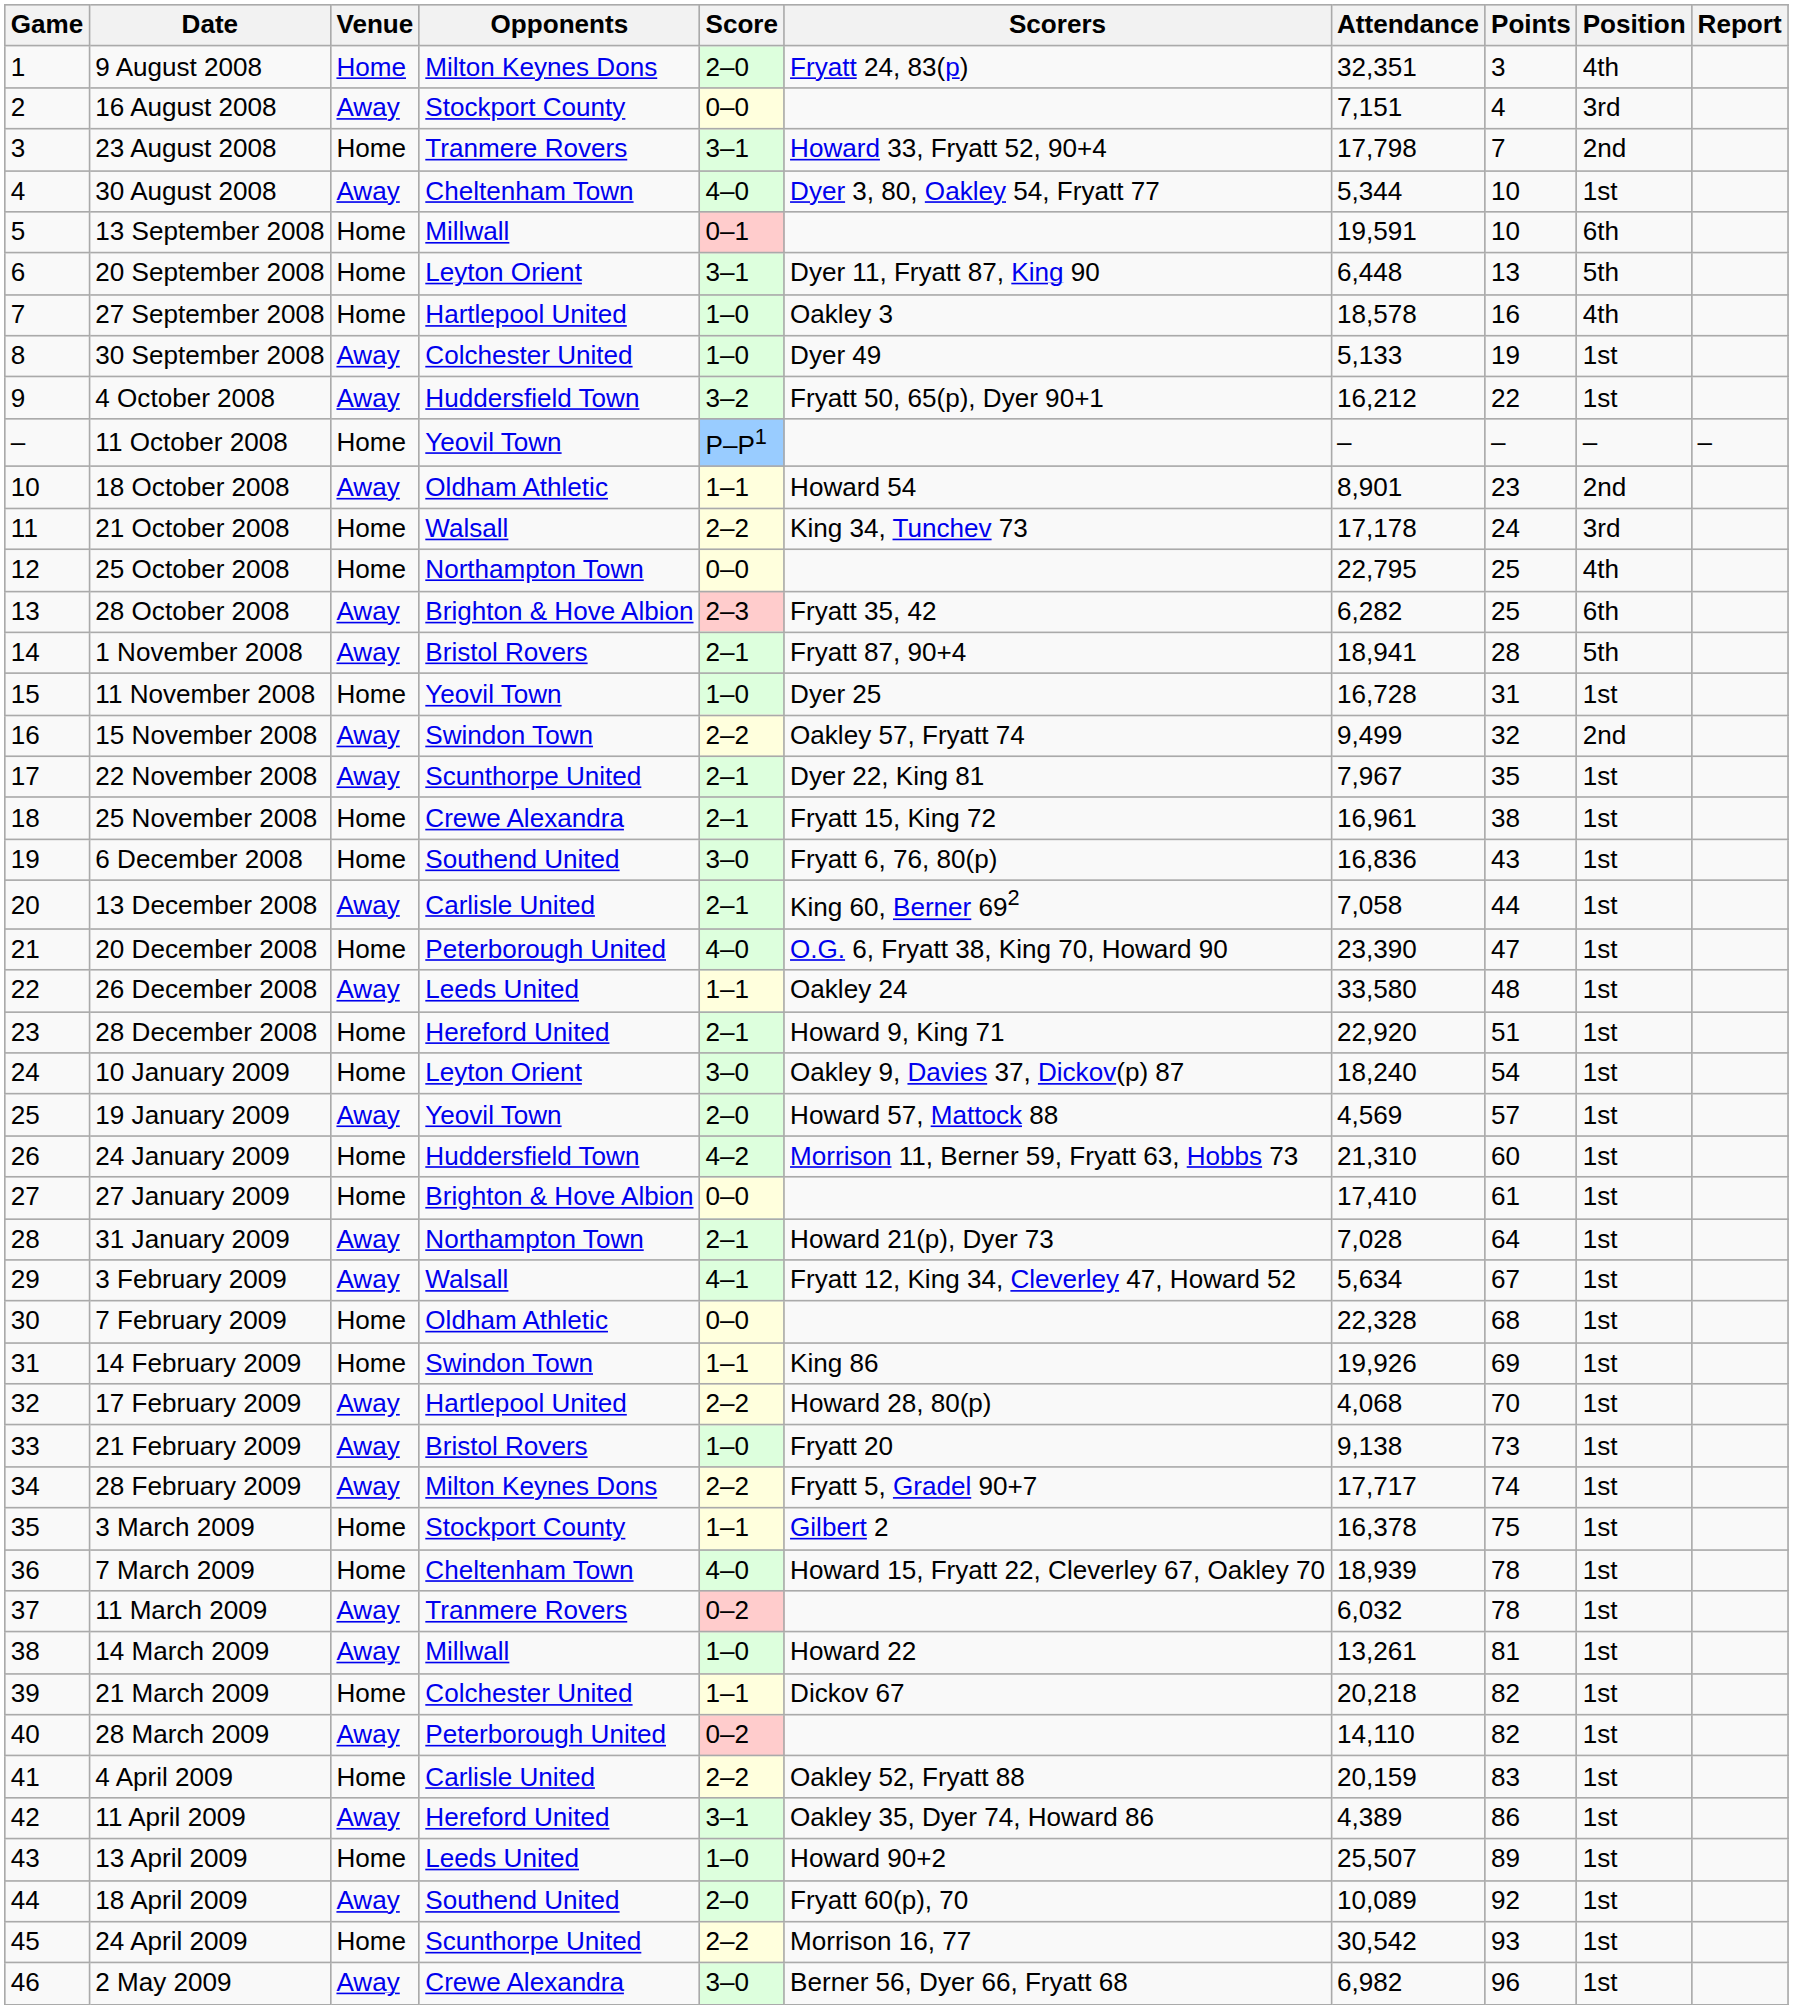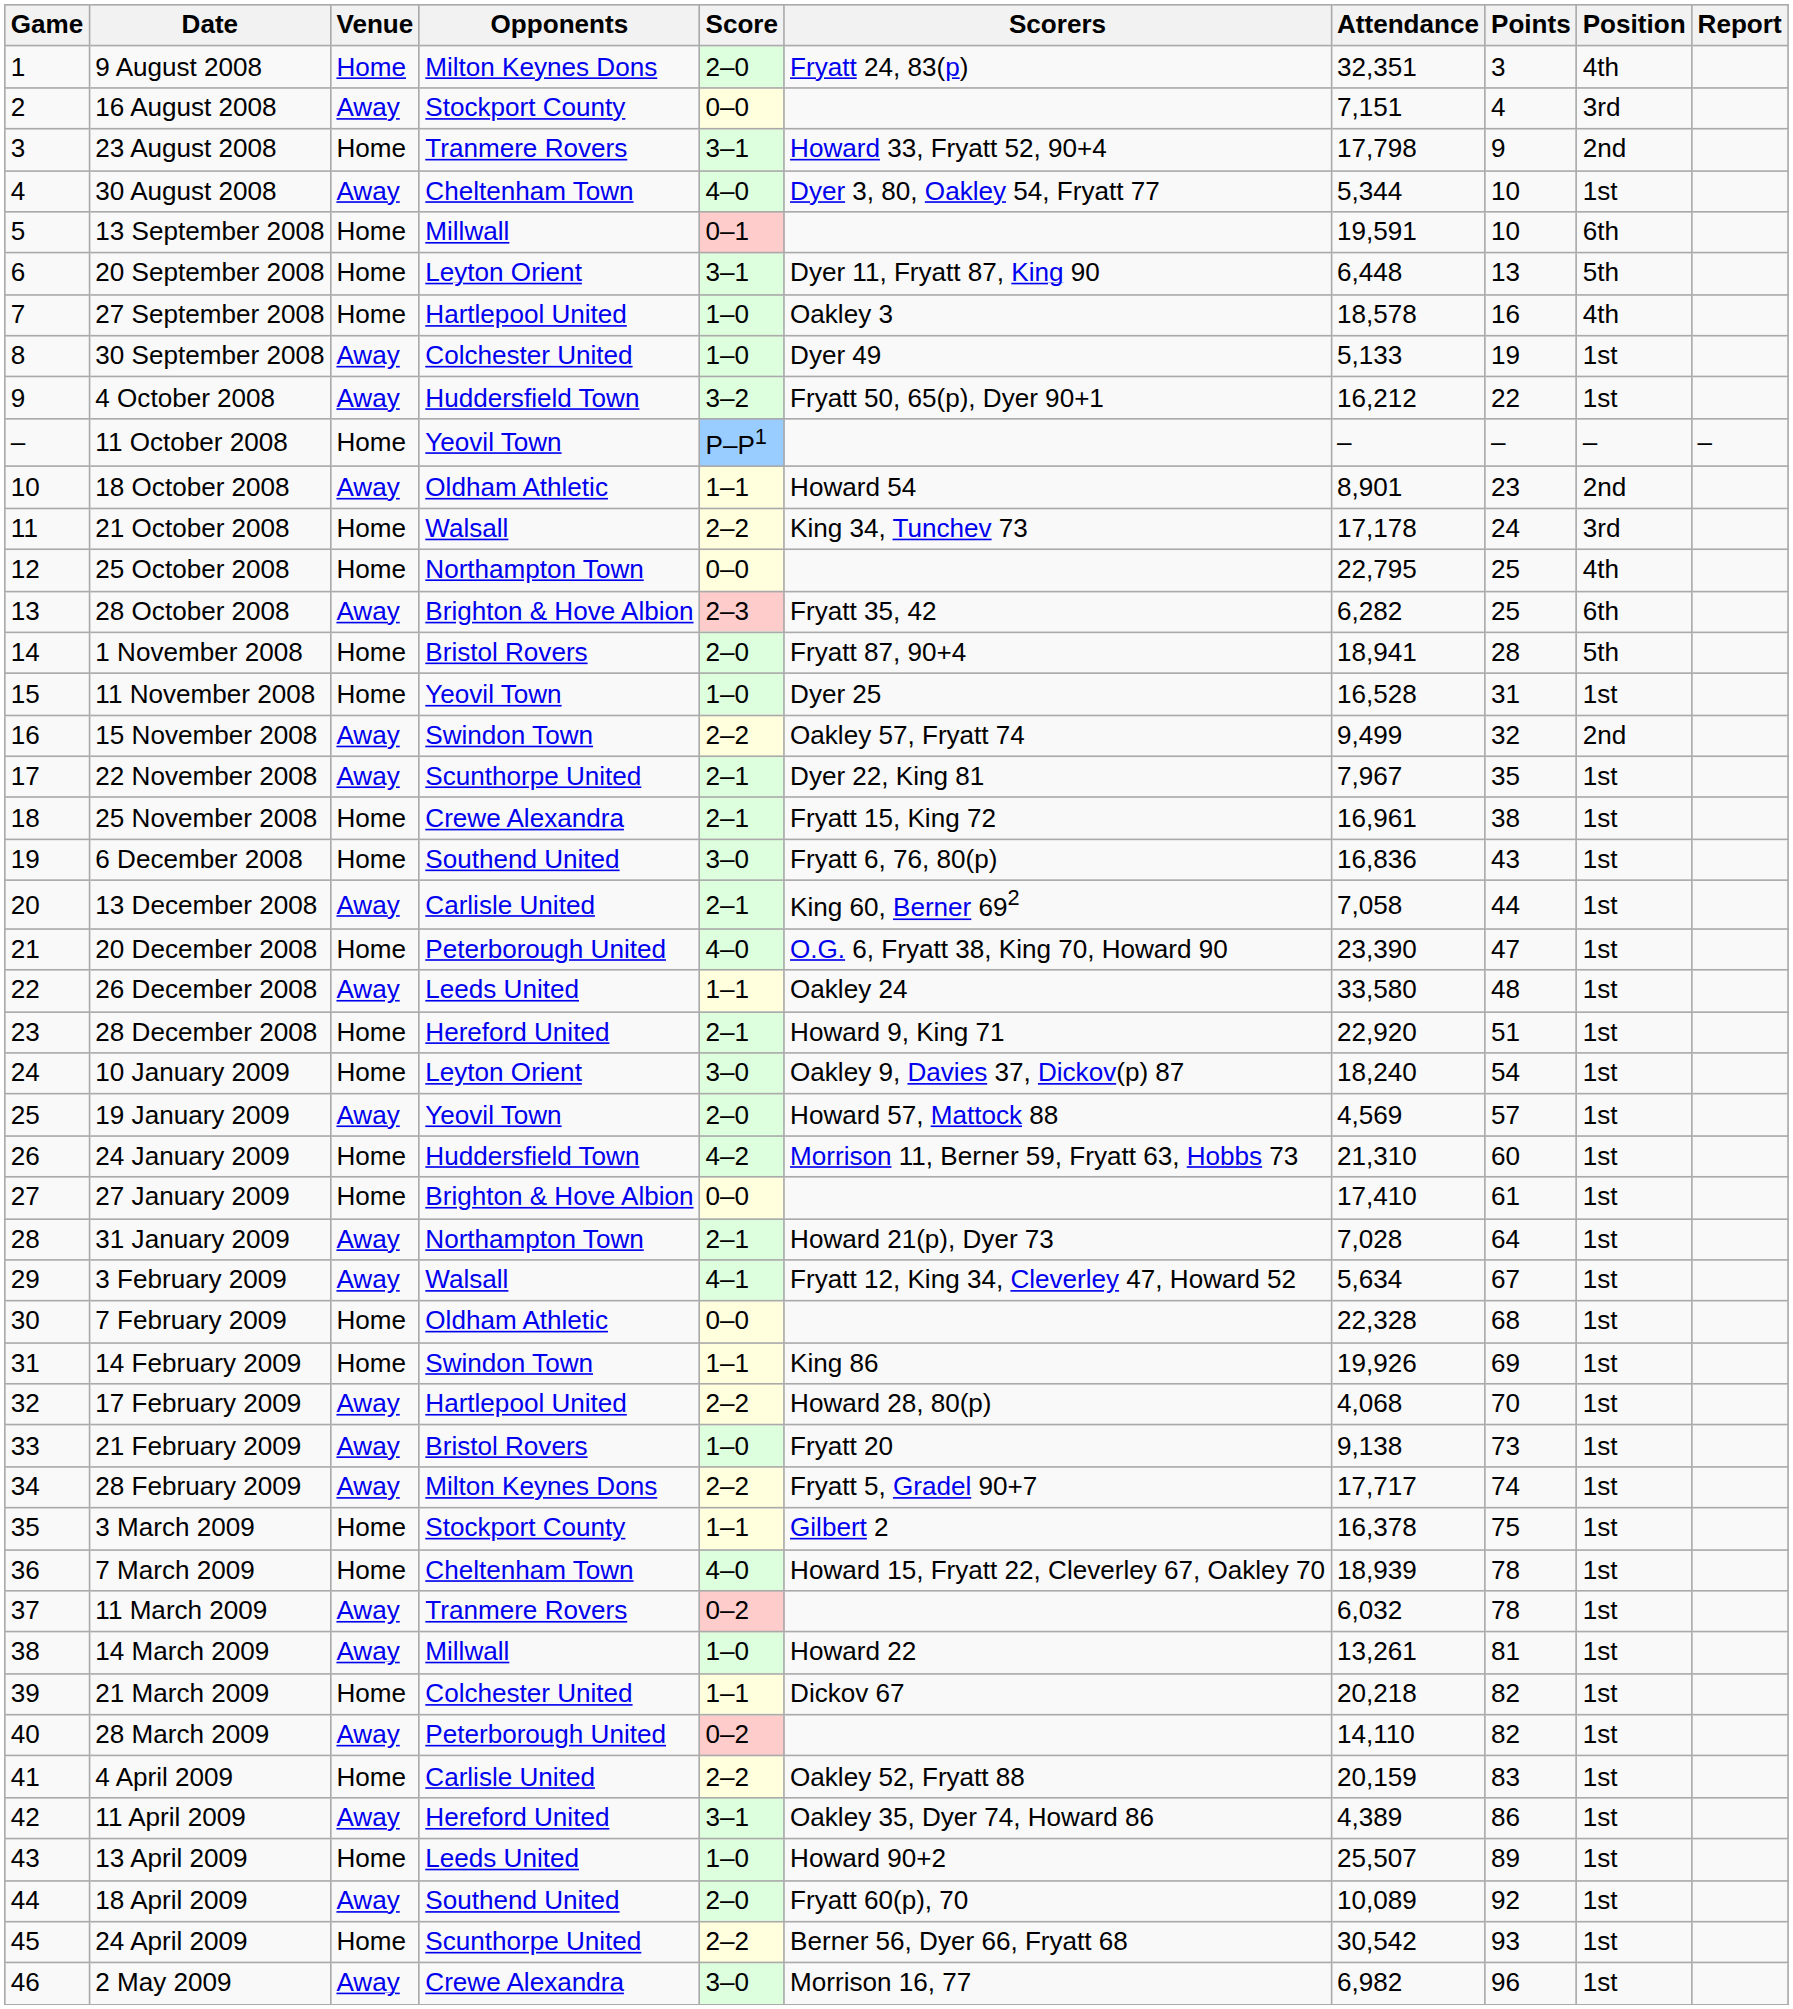(1498, 149) 7 -> (1498, 149) 9
(368, 652) Away -> (371, 652) Home
(727, 652) 2–1 -> (727, 652) 2–0
(1377, 694) 16,728 -> (1377, 694) 16,528
(881, 1941) Morrison 16, 77 -> (959, 1941) Berner 56, Dyer 66, Fryatt 68
(959, 1983) Berner 56, Dyer 66, Fryatt 68 -> (881, 1983) Morrison 16, 77
